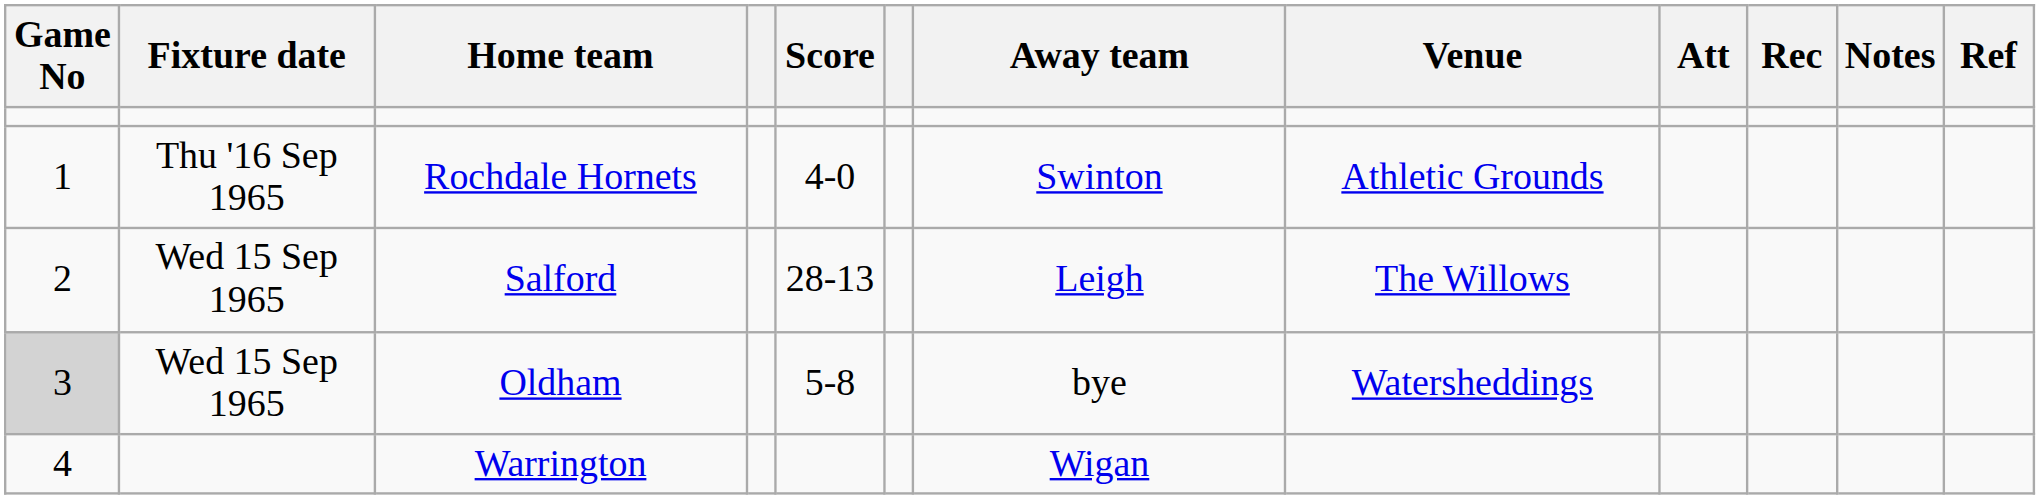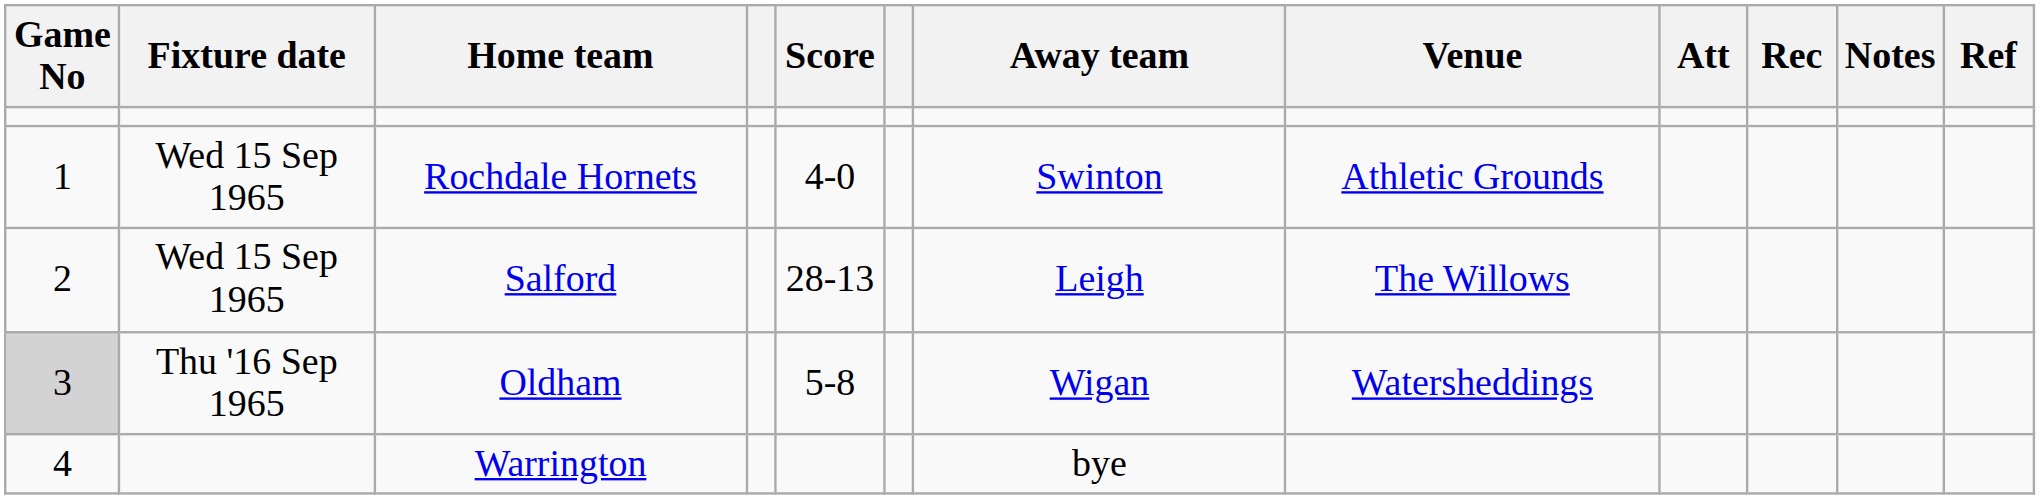(247, 176) Thu '16 Sep 1965 -> (247, 176) Wed 15 Sep 1965
(247, 381) Wed 15 Sep 1965 -> (247, 381) Thu '16 Sep 1965
(1099, 381) bye -> (1099, 381) Wigan
(1099, 463) Wigan -> (1099, 463) bye
